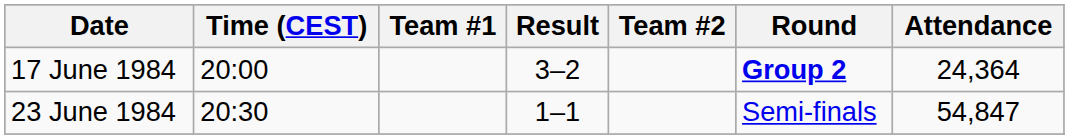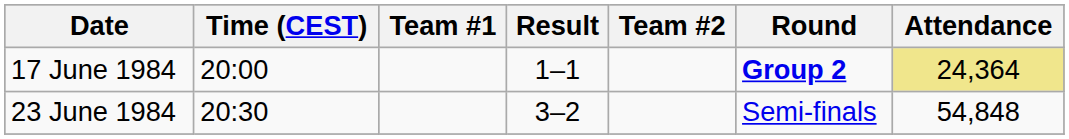(557, 69) 3–2 -> (557, 69) 1–1
(978, 69) no background -> (978, 69) khaki background
(557, 112) 1–1 -> (557, 112) 3–2
(978, 112) 54,847 -> (978, 112) 54,848
